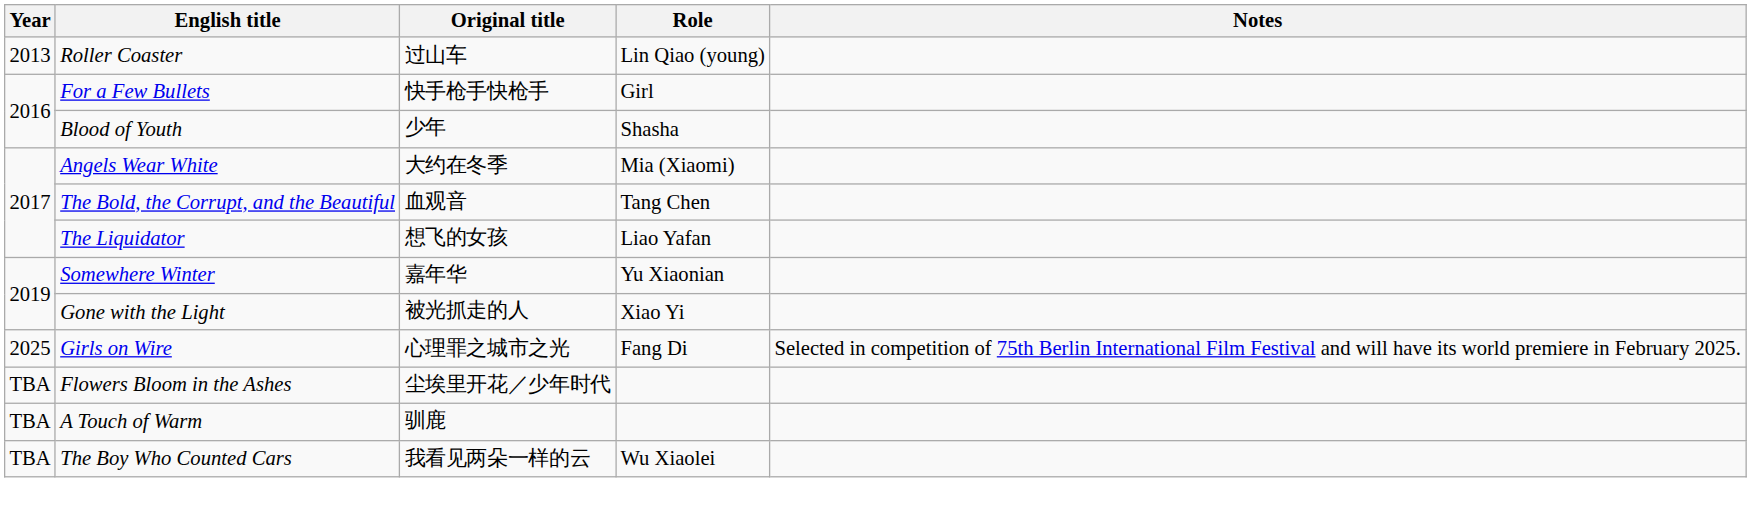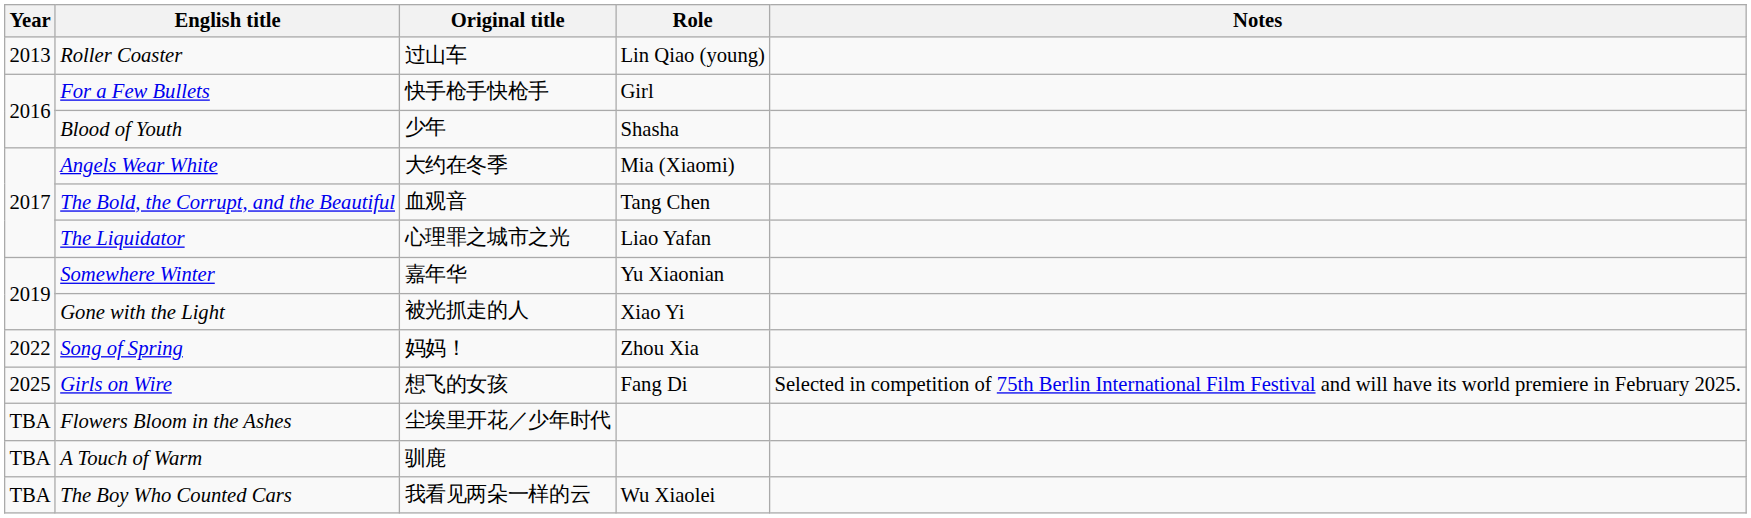(456, 237) 想飞的女孩 -> (487, 237) 心理罪之城市之光
+ row: (122, 348)
(487, 347) 心理罪之城市之光 -> (456, 384) 想飞的女孩
